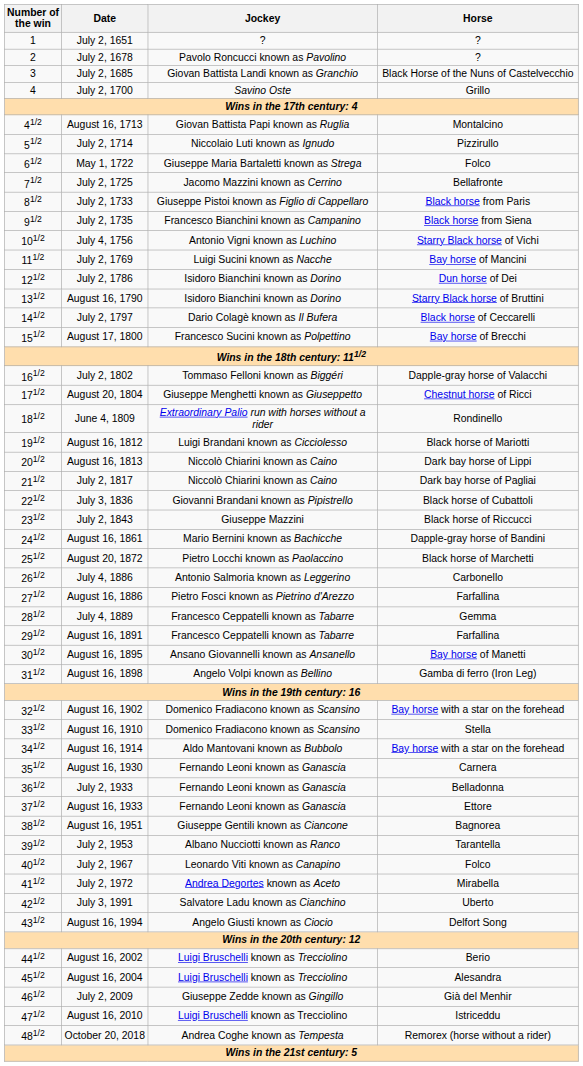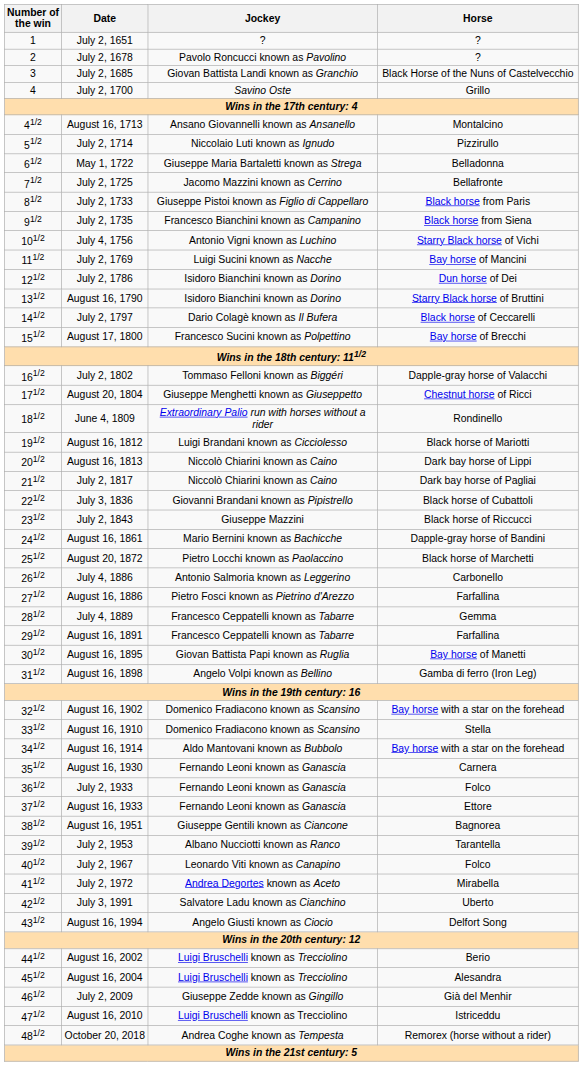(263, 124) Giovan Battista Papi known as Ruglia -> (263, 124) Ansano Giovannelli known as Ansanello
(478, 163) Folco -> (478, 163) Belladonna
(263, 654) Ansano Giovannelli known as Ansanello -> (263, 654) Giovan Battista Papi known as Ruglia
(478, 787) Belladonna -> (478, 787) Folco
